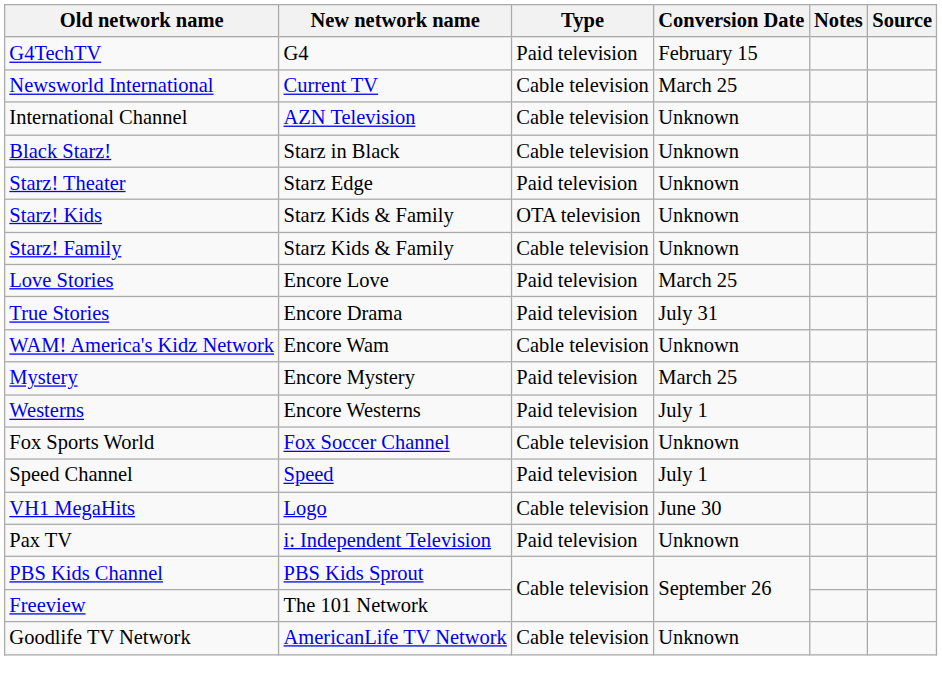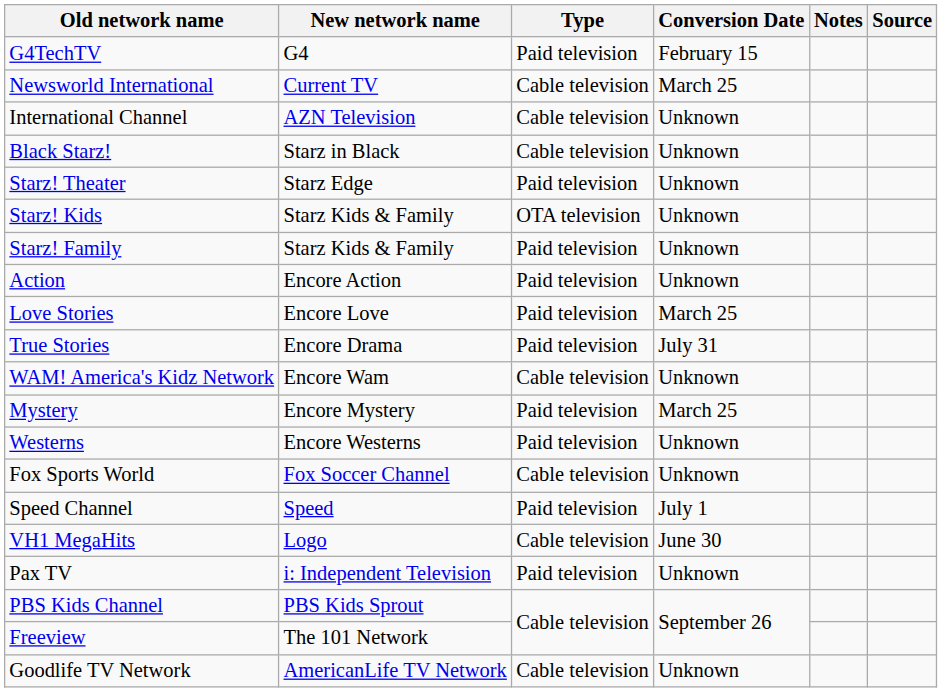(583, 248) Cable television -> (577, 248) Paid television
+ row: (37, 280)
(683, 410) July 1 -> (699, 442) Unknown
